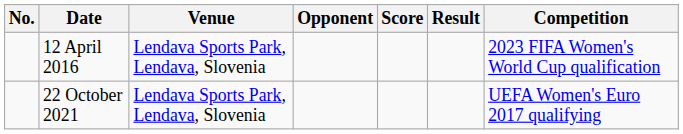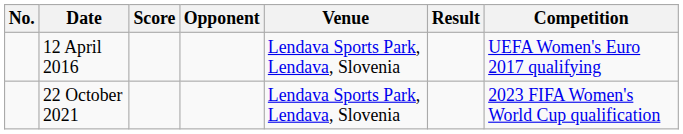columns swapped: (211, 18) <-> (402, 18)
(574, 56) 2023 FIFA Women's World Cup qualification -> (564, 56) UEFA Women's Euro 2017 qualifying
(564, 104) UEFA Women's Euro 2017 qualifying -> (574, 104) 2023 FIFA Women's World Cup qualification
